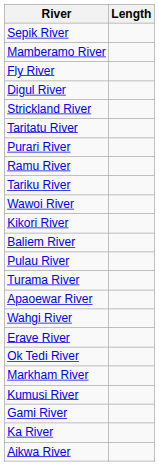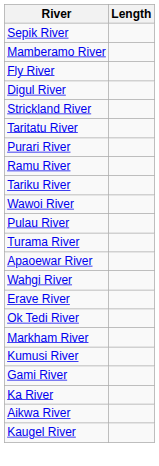- row: (38, 223)
- row: (41, 242)
+ row: (41, 432)
